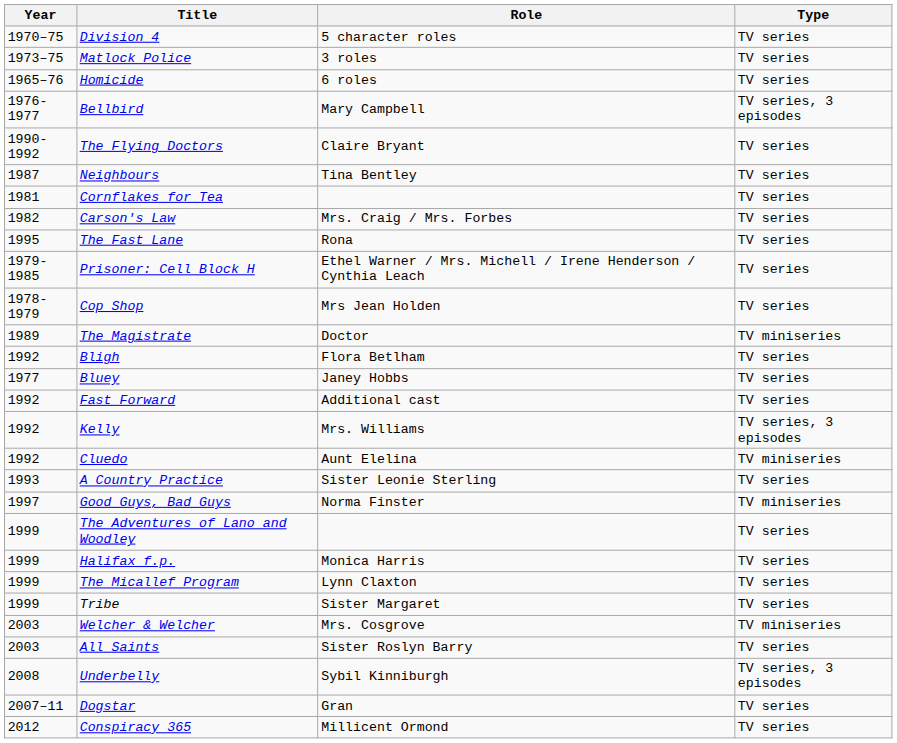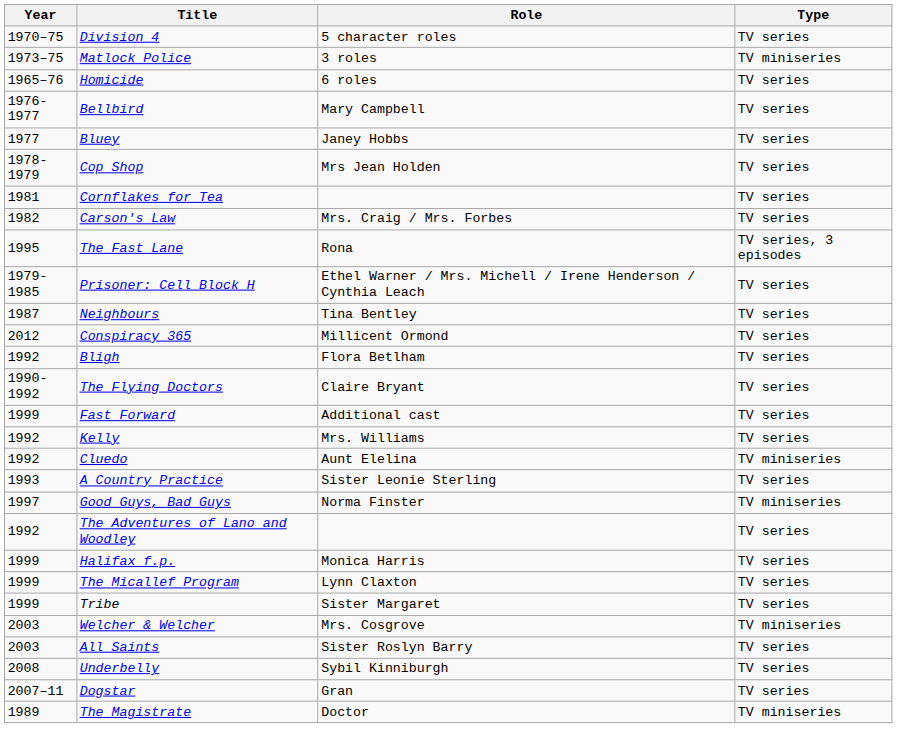(774, 59) TV series -> (790, 59) TV miniseries
(786, 109) TV series, 3 episodes -> (774, 109) TV series
rows swapped: (100, 379) <-> (151, 146)
rows swapped: (112, 307) <-> (119, 176)
(774, 240) TV series -> (786, 248) TV series, 3 episodes
rows swapped: (135, 336) <-> (135, 728)
(24, 401) 1992 -> (24, 416) 1999
(786, 430) TV series, 3 episodes -> (774, 438) TV series
(24, 532) 1999 -> (24, 532) 1992
(786, 677) TV series, 3 episodes -> (774, 669) TV series
